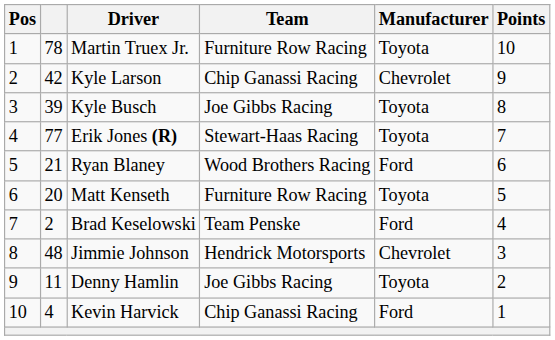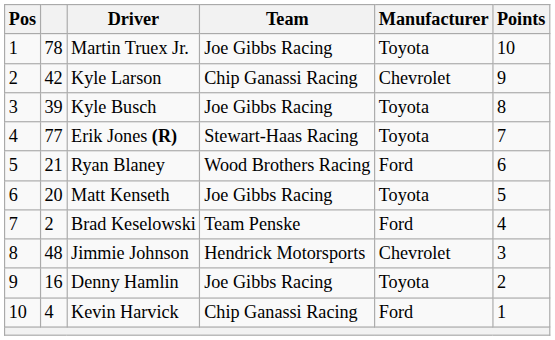(285, 48) Furniture Row Racing -> (268, 48) Joe Gibbs Racing
(285, 194) Furniture Row Racing -> (268, 194) Joe Gibbs Racing
(53, 282) 11 -> (54, 282) 16
